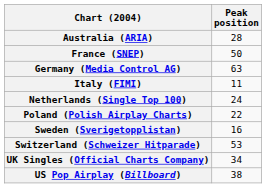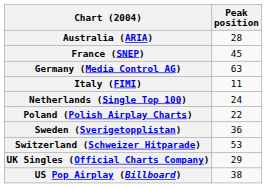(236, 53) 50 -> (236, 53) 45
(236, 130) 16 -> (236, 130) 36
(236, 160) 34 -> (236, 160) 29
